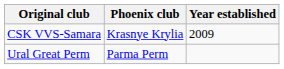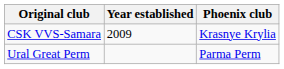columns swapped: (145, 14) <-> (232, 14)
